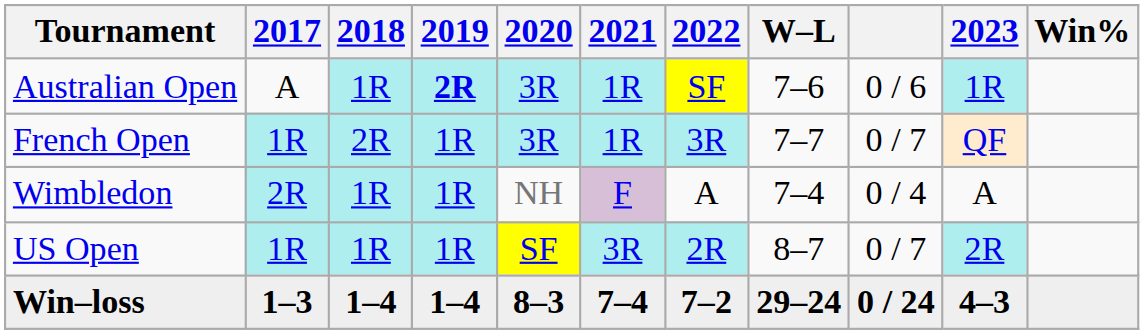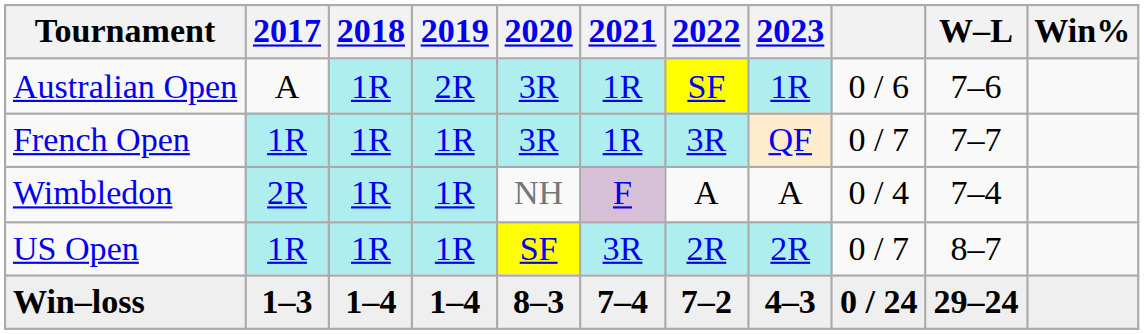columns swapped: (984, 31) <-> (799, 31)
(455, 85) bold -> (455, 85) normal
(371, 139) 2R -> (371, 139) 1R
